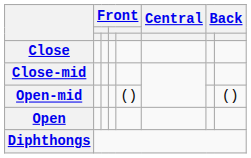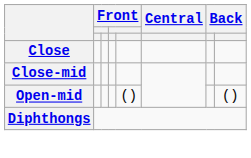- row: (49, 119)
